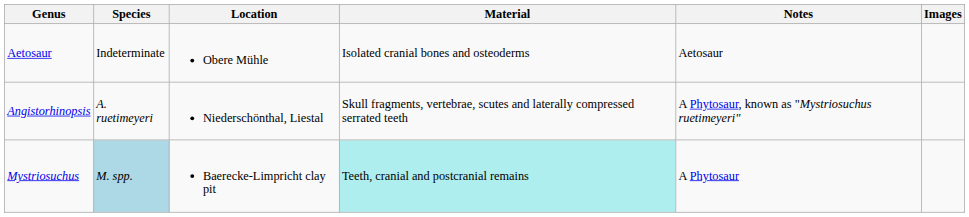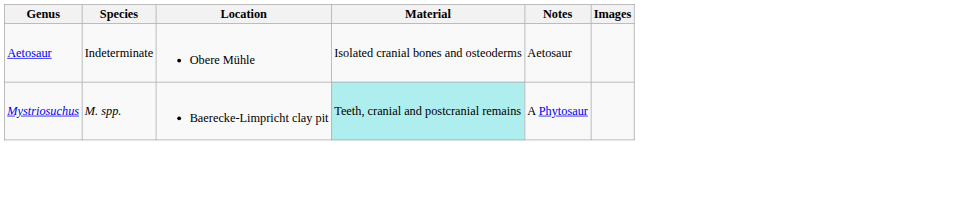- row: (49, 111)
(115, 176) lightblue background -> (103, 111) no background
